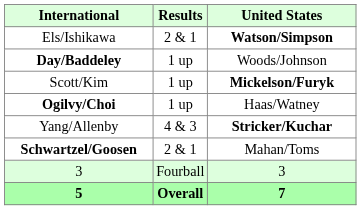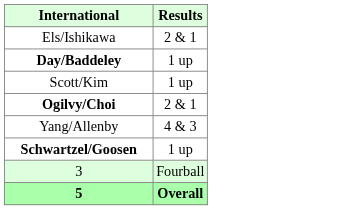- column: (282, 15)
(180, 104) 1 up -> (180, 104) 2 & 1
(180, 149) 2 & 1 -> (180, 149) 1 up
